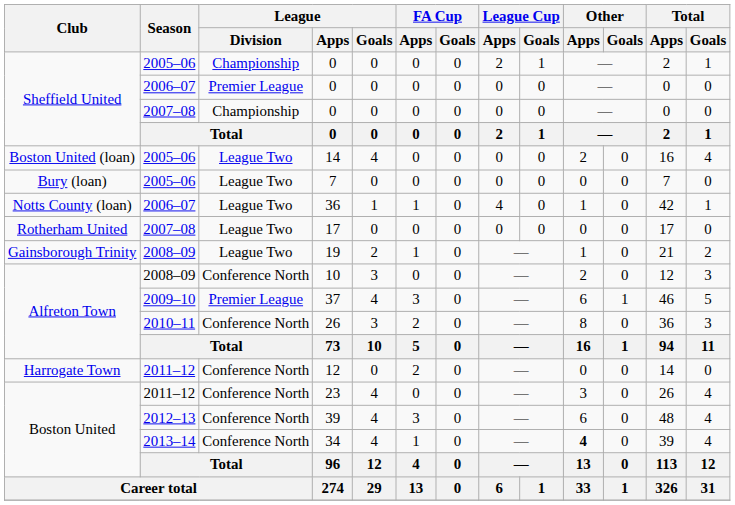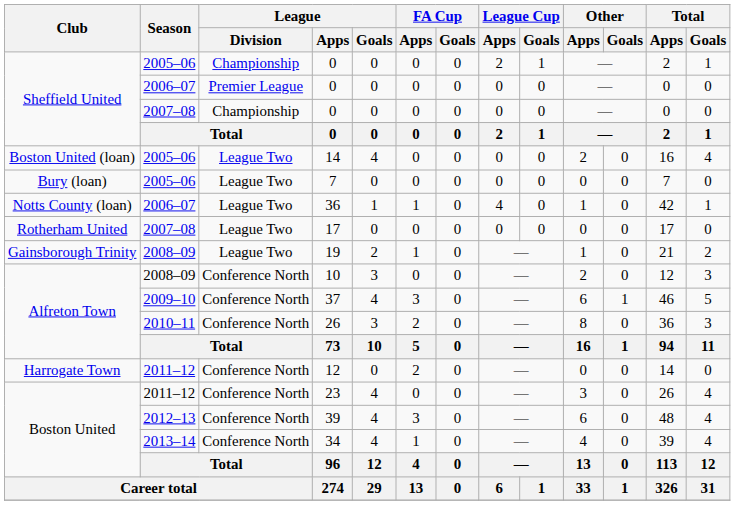(256, 299) Premier League -> (256, 299) Conference North
(583, 441) bold -> (583, 441) normal
